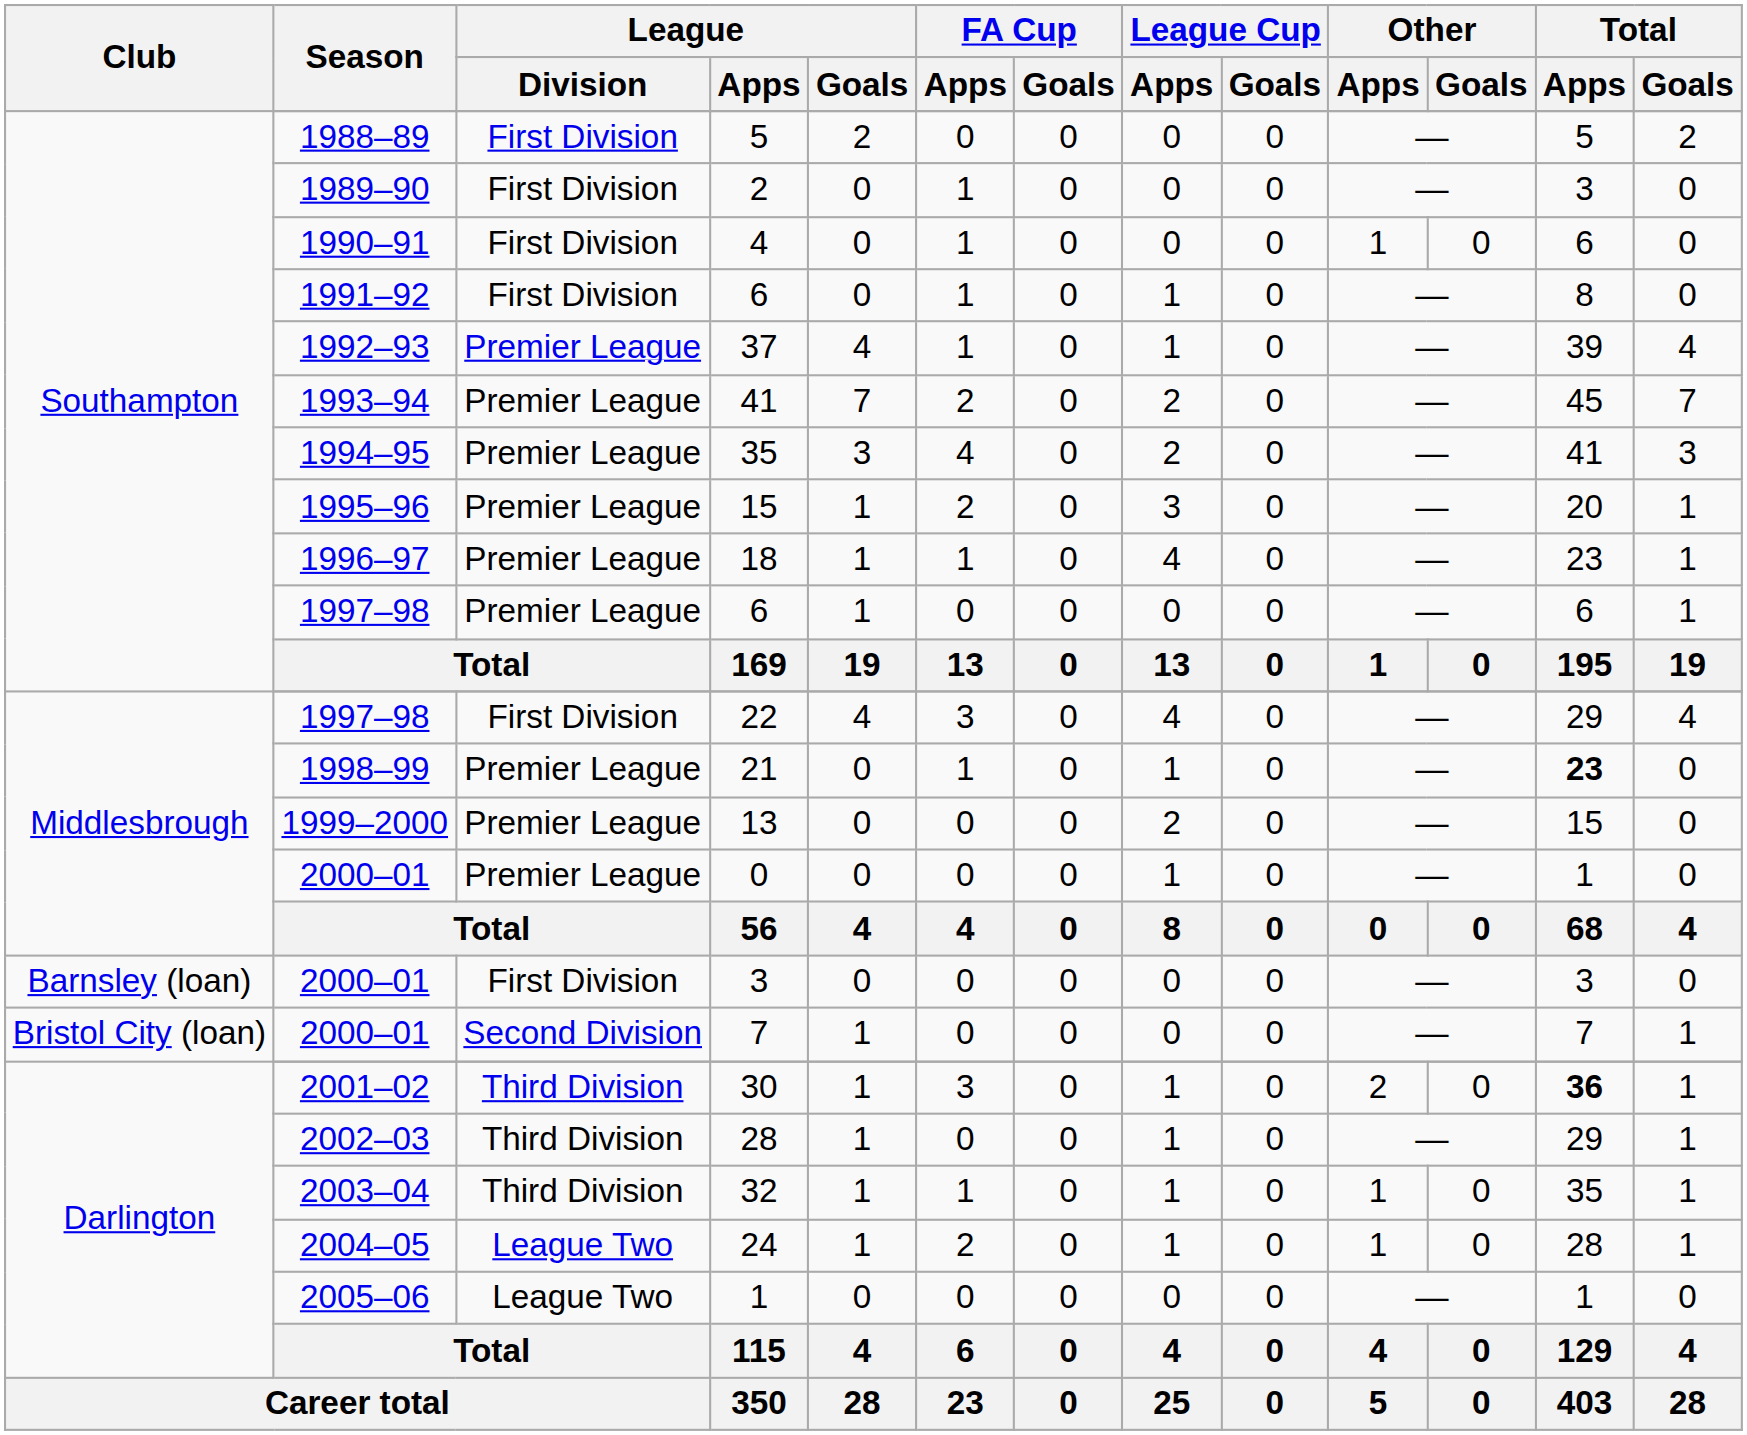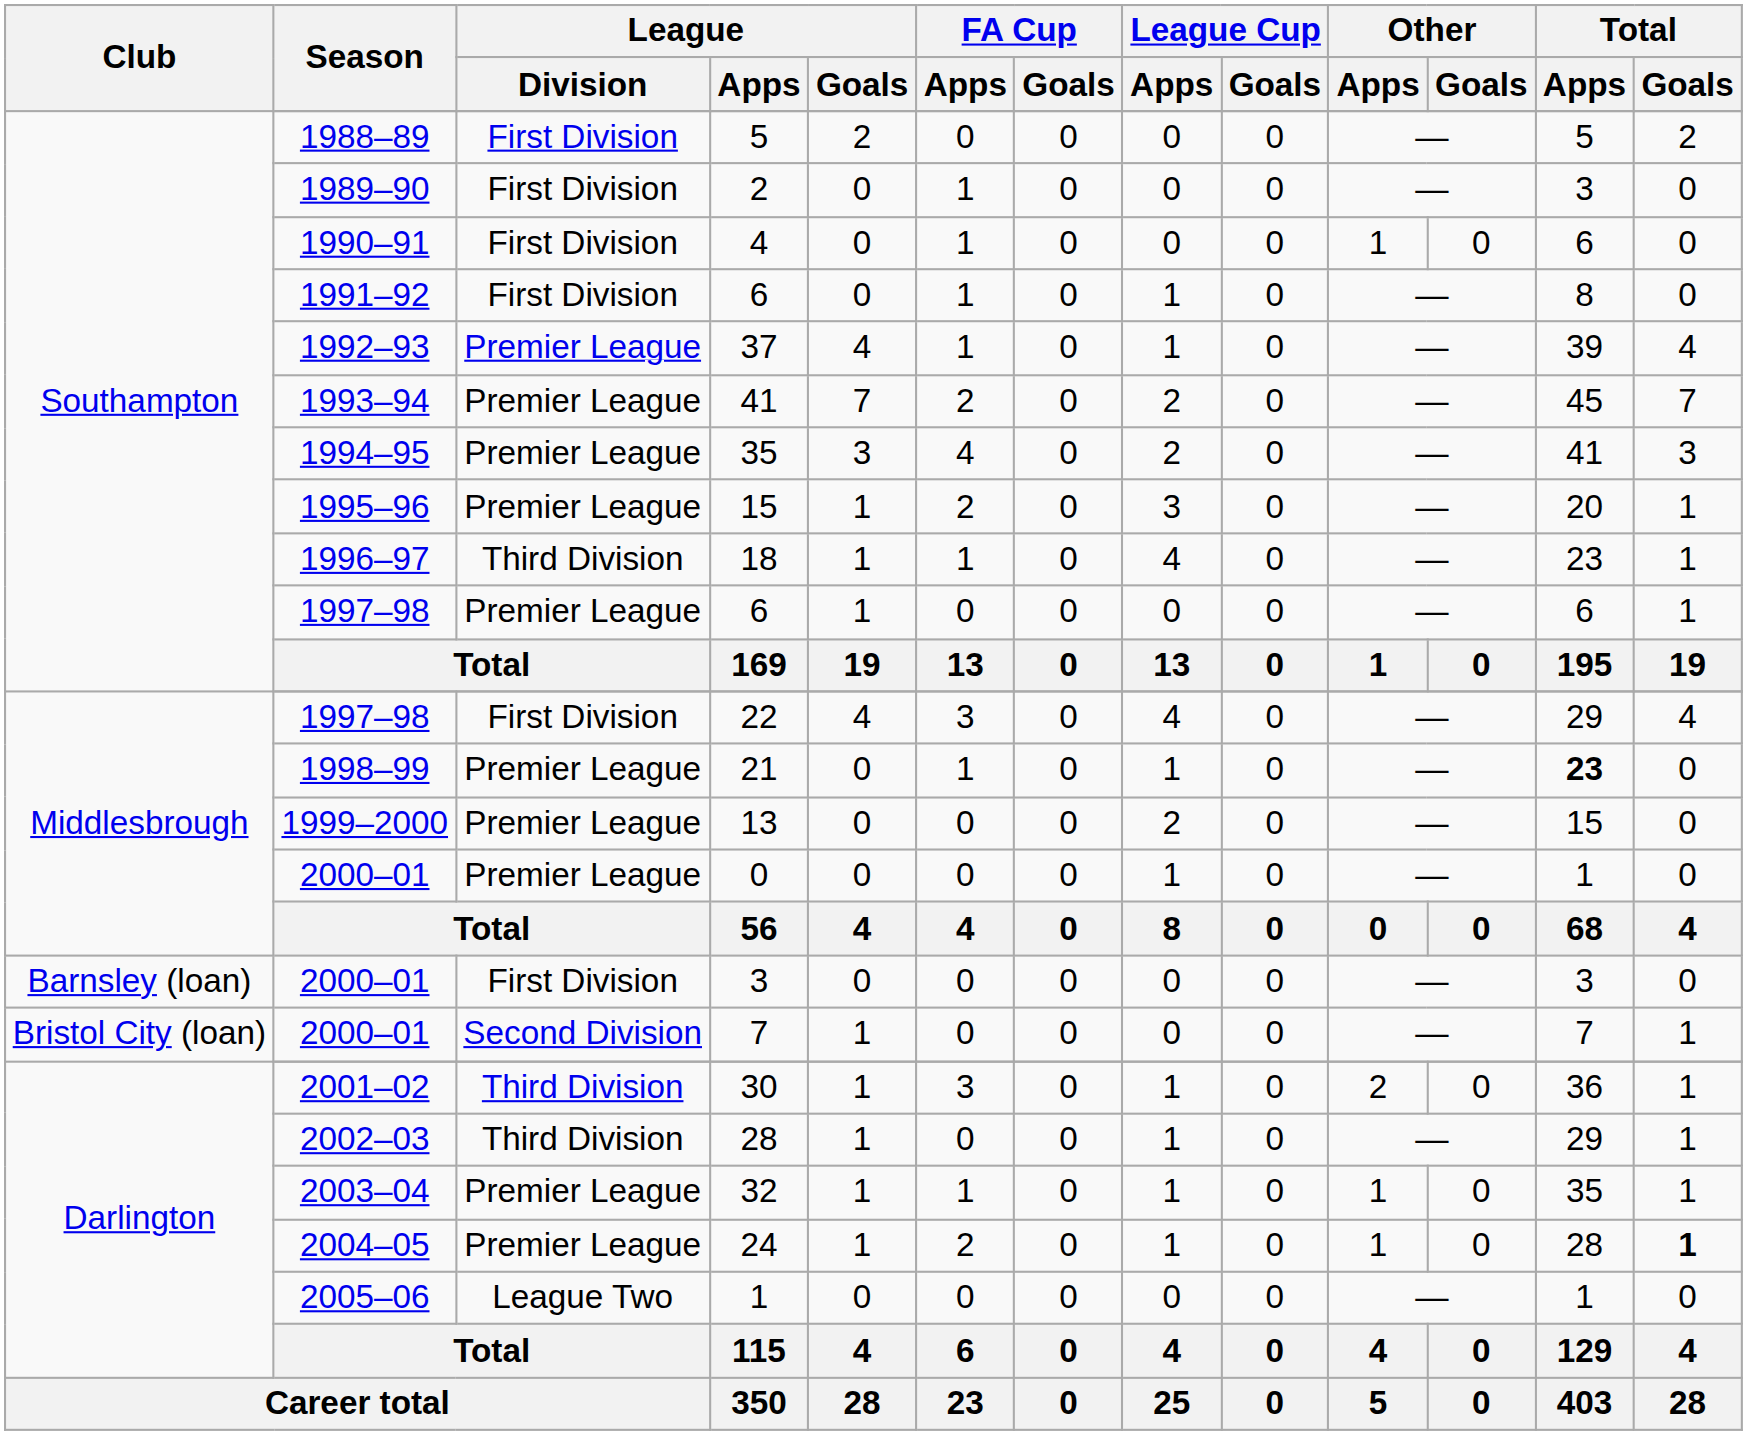(583, 558) Premier League -> (583, 558) Third Division
(1584, 1086) bold -> (1584, 1086) normal
(583, 1192) Third Division -> (583, 1192) Premier League
(583, 1244) League Two -> (583, 1244) Premier League
(1688, 1244) normal -> (1688, 1244) bold
